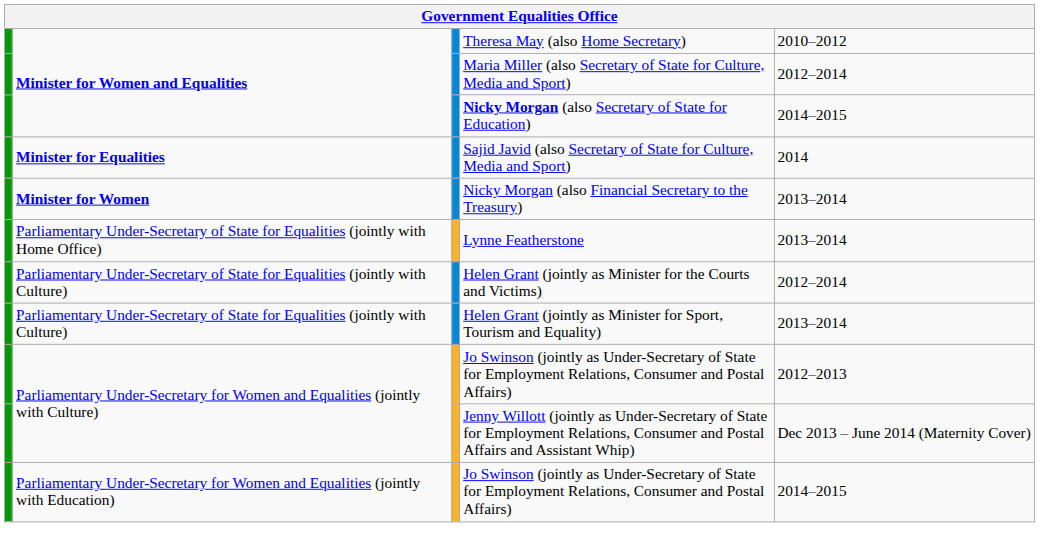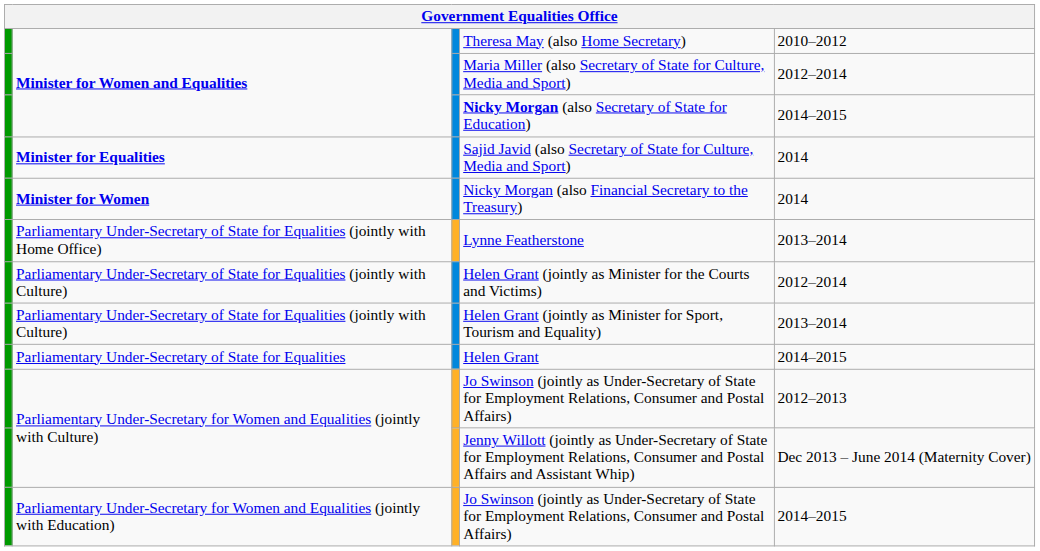(812, 198) 2013–2014 -> (793, 198) 2014
+ row: (181, 356)
